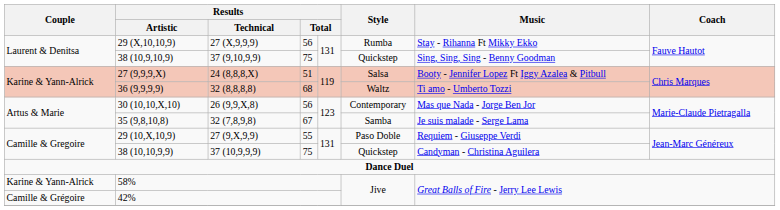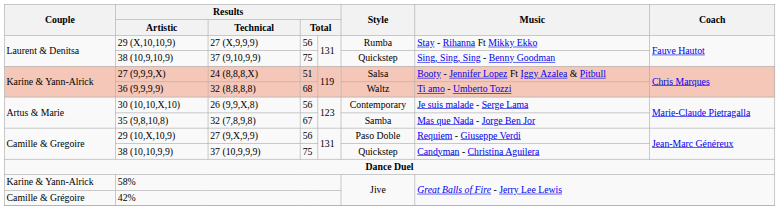(476, 105) Mas que Nada - Jorge Ben Jor -> (473, 105) Je suis malade - Serge Lama
(473, 120) Je suis malade - Serge Lama -> (476, 120) Mas que Nada - Jorge Ben Jor
(308, 136) 55 -> (308, 136) 56
